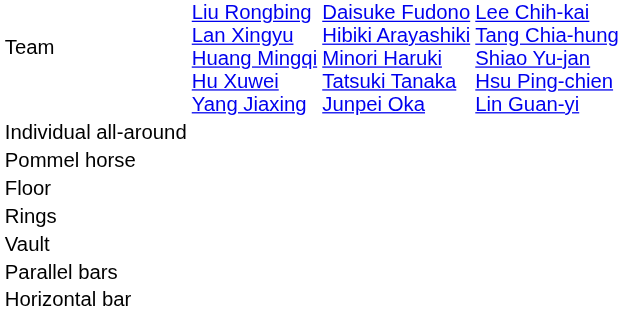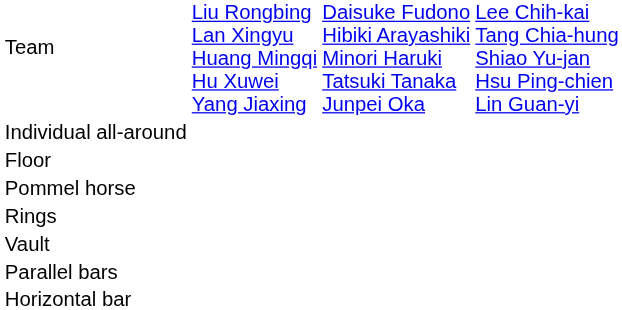rows swapped: (28, 188) <-> (70, 160)
